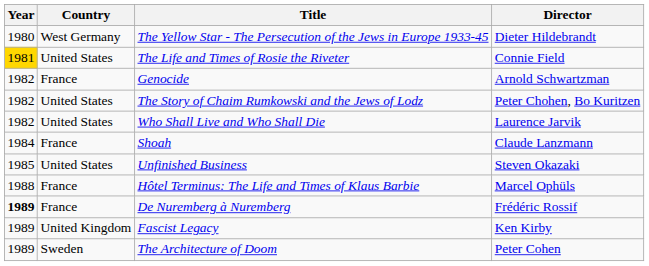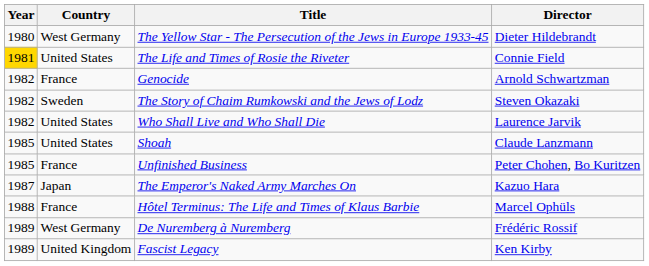(77, 100) United States -> (62, 100) Sweden
(568, 100) Peter Chohen, Bo Kuritzen -> (537, 100) Steven Okazaki
(21, 143) 1984 -> (21, 143) 1985
(59, 143) France -> (77, 143) United States
(77, 164) United States -> (59, 164) France
(537, 164) Steven Okazaki -> (568, 164) Peter Chohen, Bo Kuritzen
+ row: (247, 185)
(21, 206) bold -> (21, 228) normal
(59, 206) France -> (81, 228) West Germany
- row: (207, 249)
